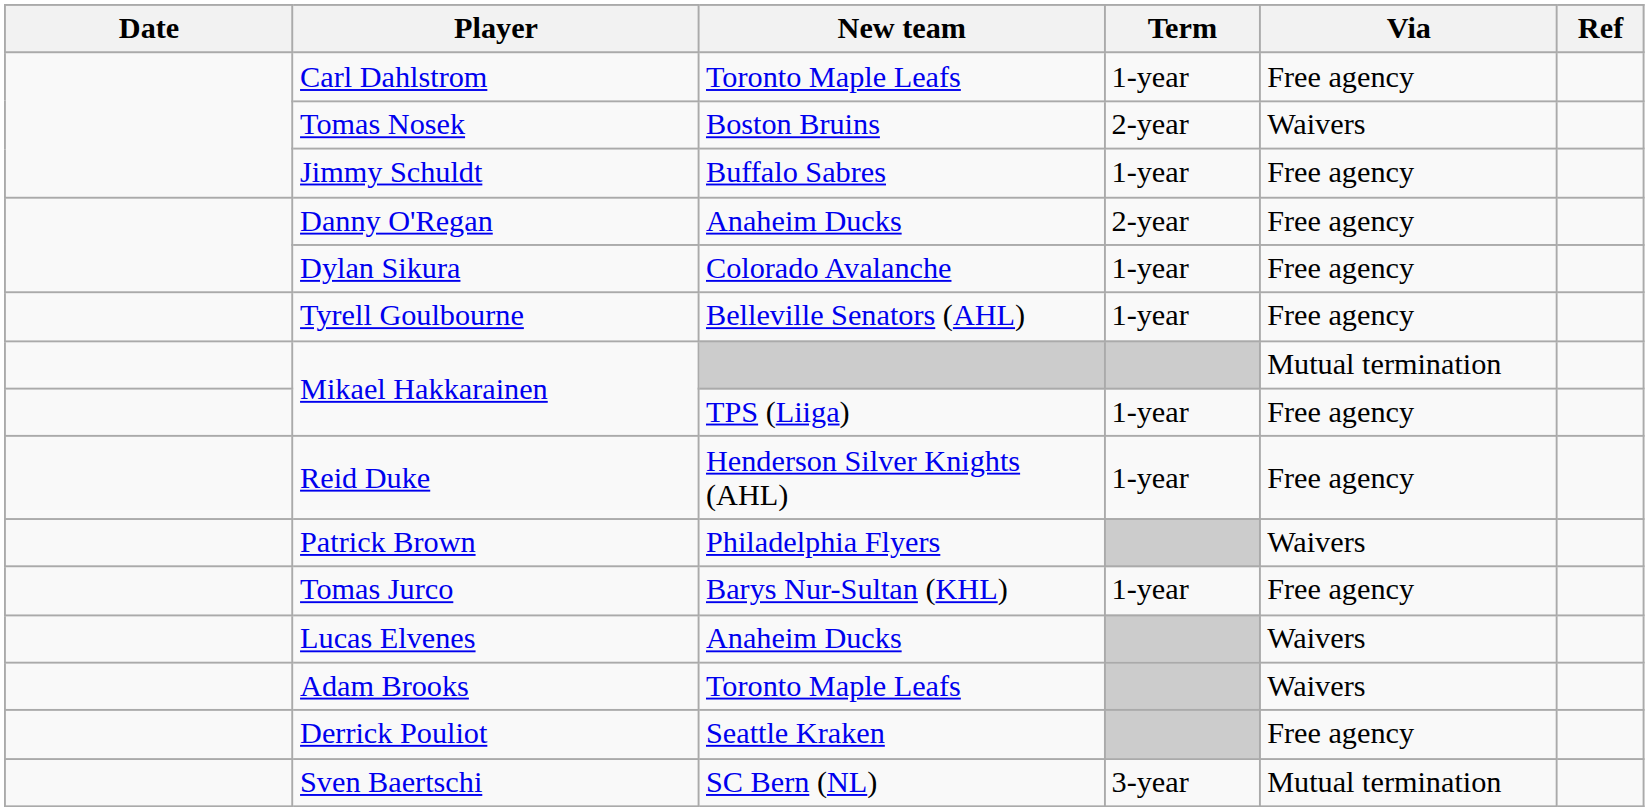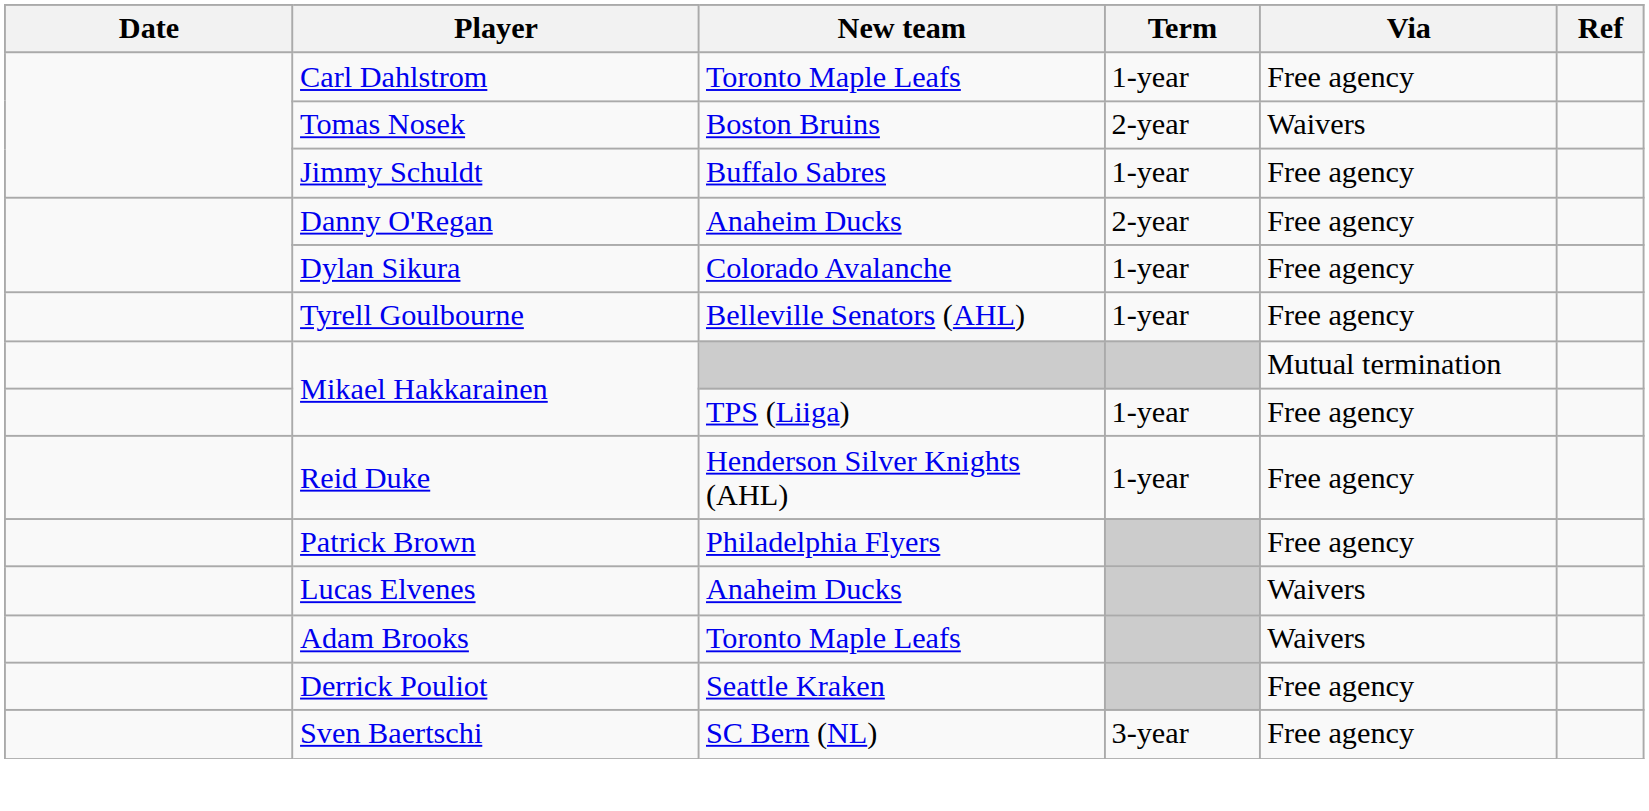(1316, 542) Waivers -> (1341, 542) Free agency
- row: (377, 590)
(1384, 781) Mutual termination -> (1341, 733) Free agency
